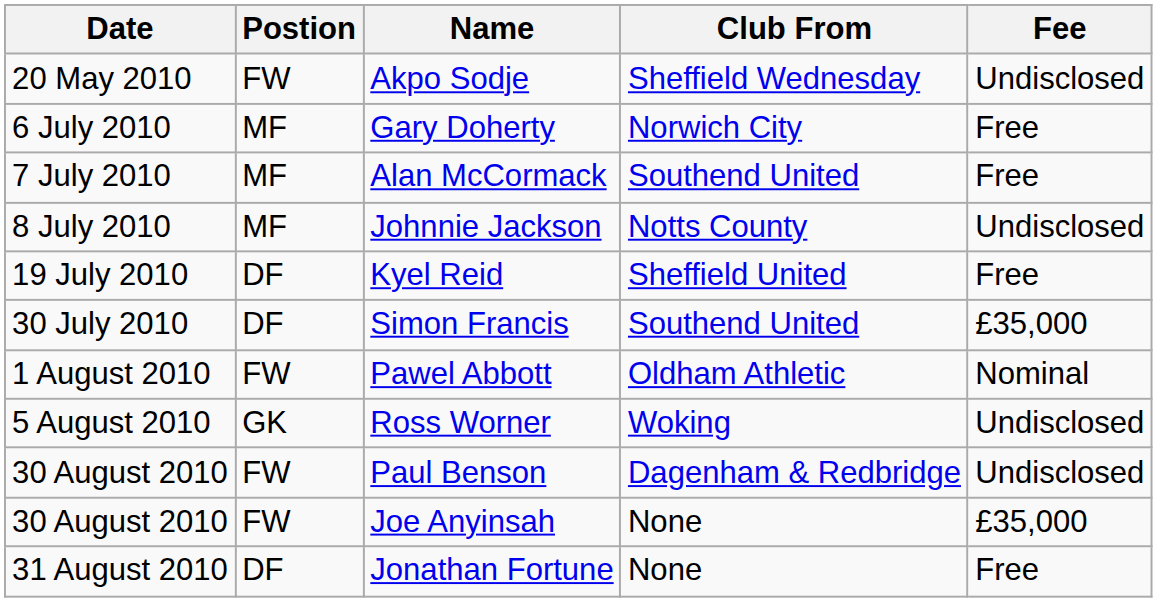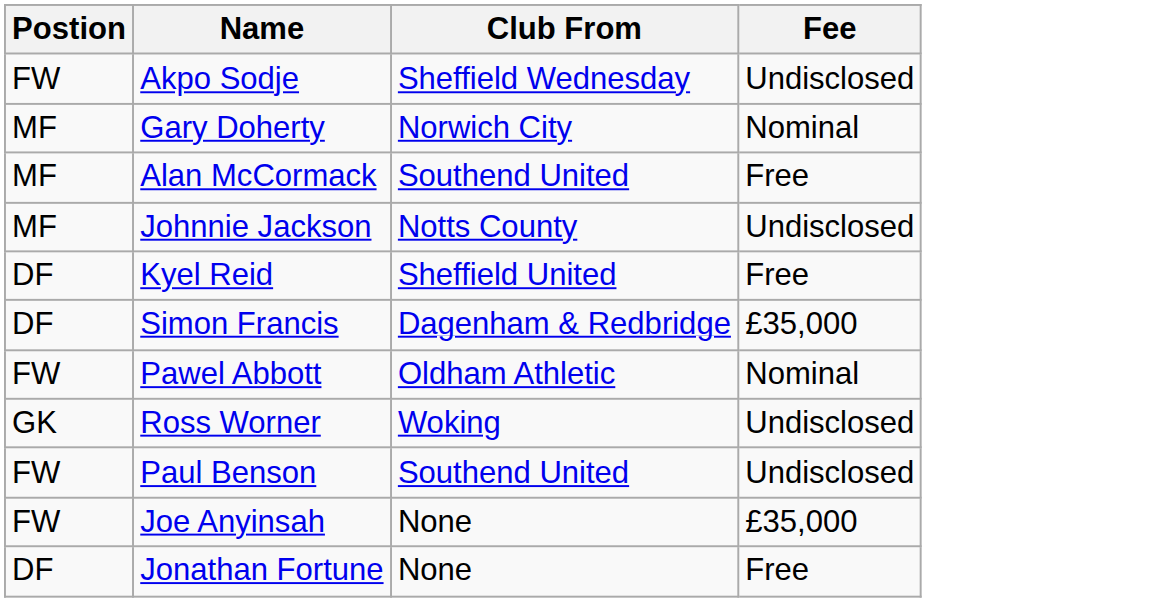- column: (120, 29)
(1007, 127) Free -> (802, 127) Nominal
(744, 324) Southend United -> (564, 324) Dagenham & Redbridge
(794, 472) Dagenham & Redbridge -> (514, 472) Southend United
